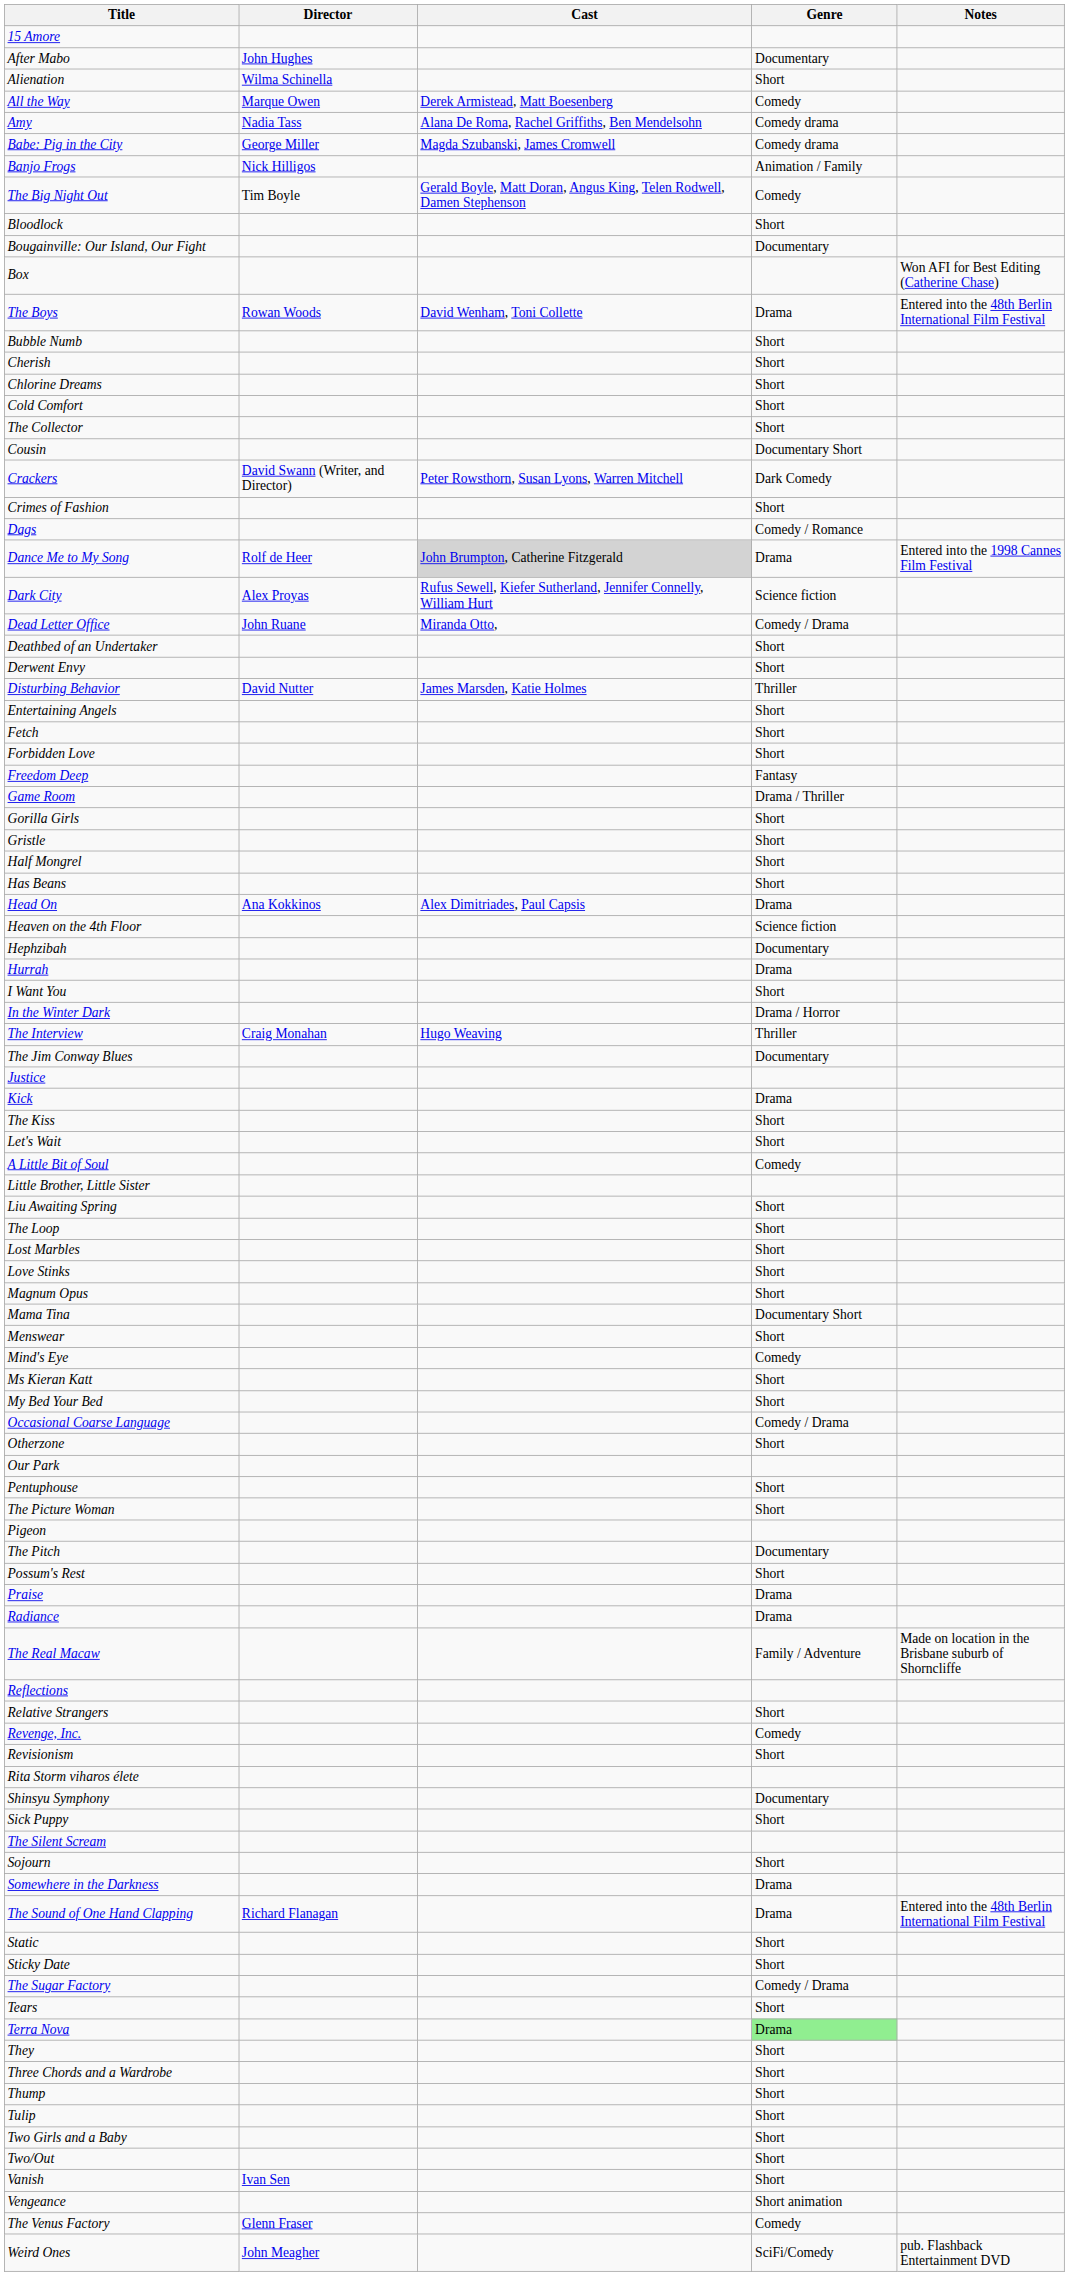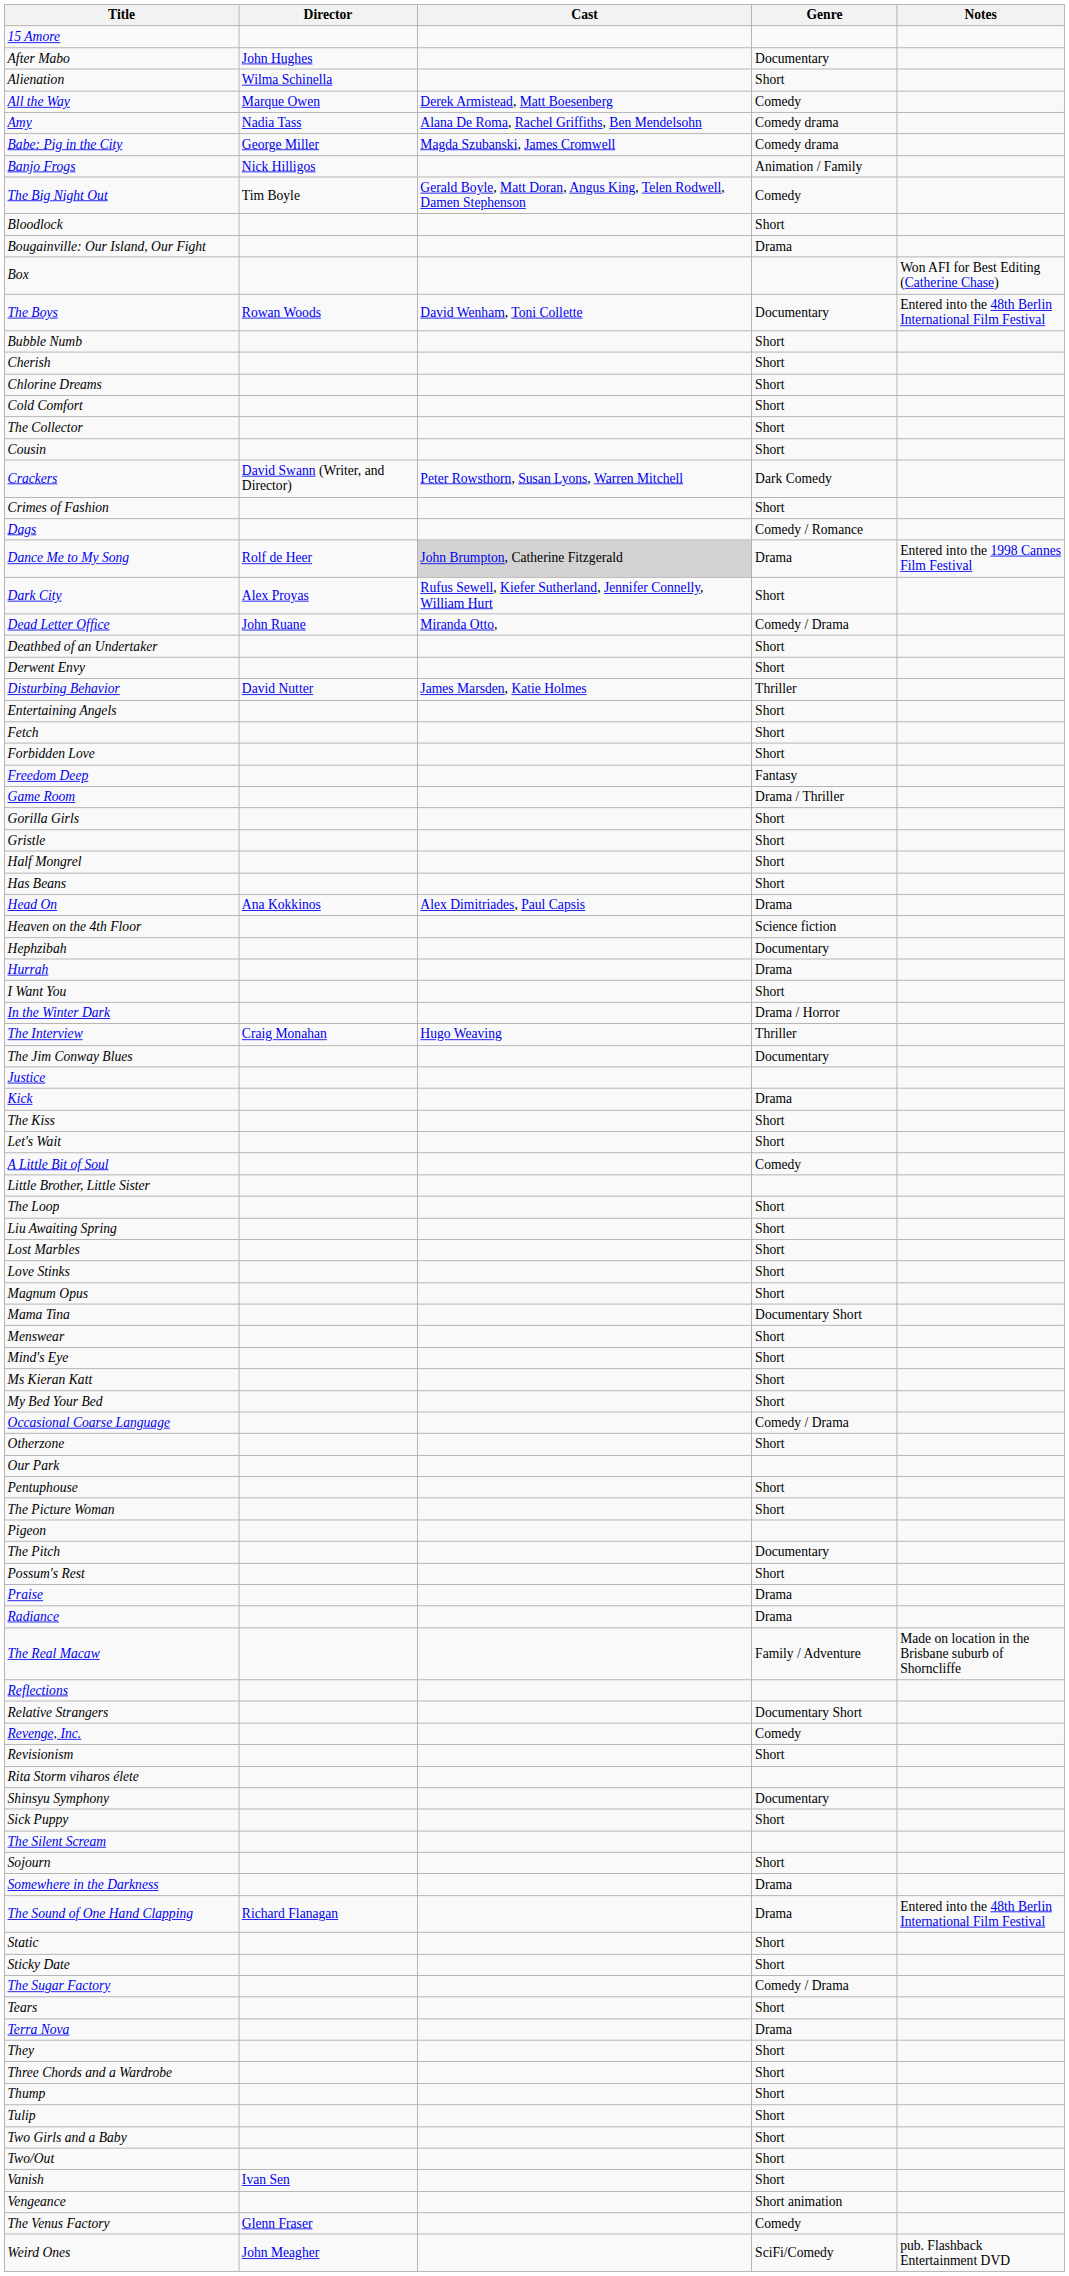(792, 246) Documentary -> (774, 246) Drama
(774, 312) Drama -> (792, 312) Documentary
(809, 449) Documentary Short -> (770, 449) Short
(796, 595) Science fiction -> (770, 595) Short
rows swapped: (62, 1207) <-> (33, 1228)
(778, 1358) Comedy -> (770, 1358) Short
(770, 1712) Short -> (809, 1712) Documentary Short
(774, 2029) lightgreen background -> (774, 2029) no background
